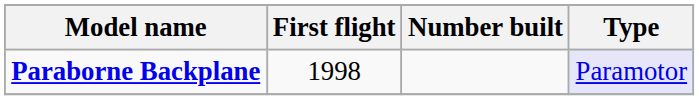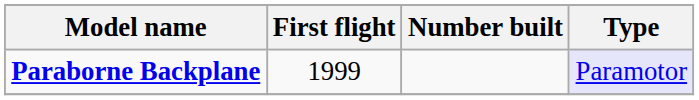(334, 71) 1998 -> (334, 71) 1999
